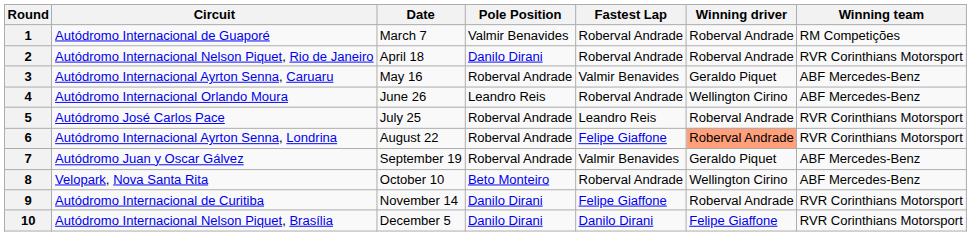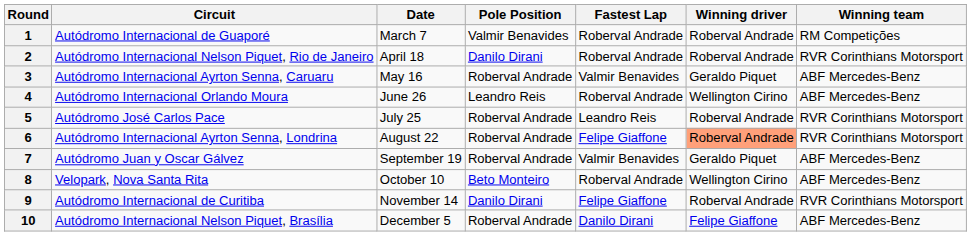(505, 220) Danilo Dirani -> (520, 220) Roberval Andrade
(881, 220) RVR Corinthians Motorsport -> (860, 220) ABF Mercedes-Benz
